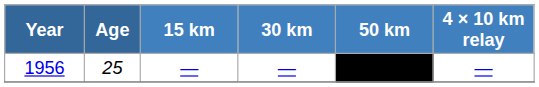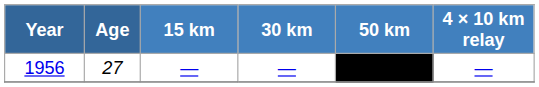(112, 68) 25 -> (112, 68) 27
